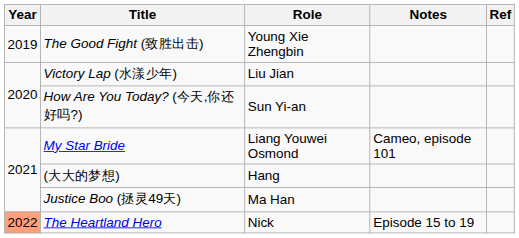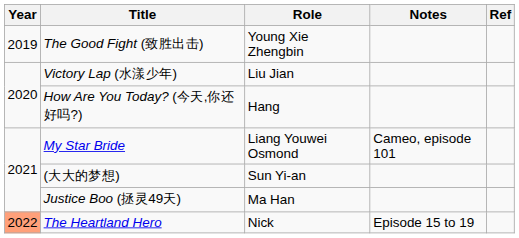(277, 106) Sun Yi-an -> (264, 106) Hang
(264, 175) Hang -> (277, 175) Sun Yi-an
